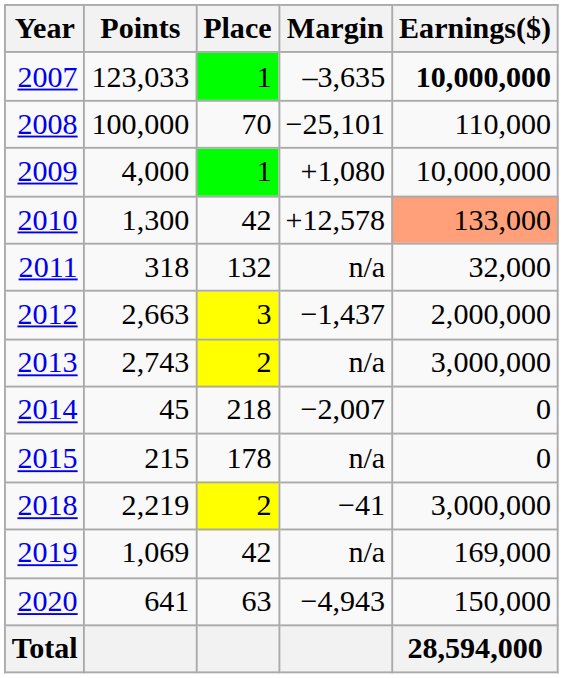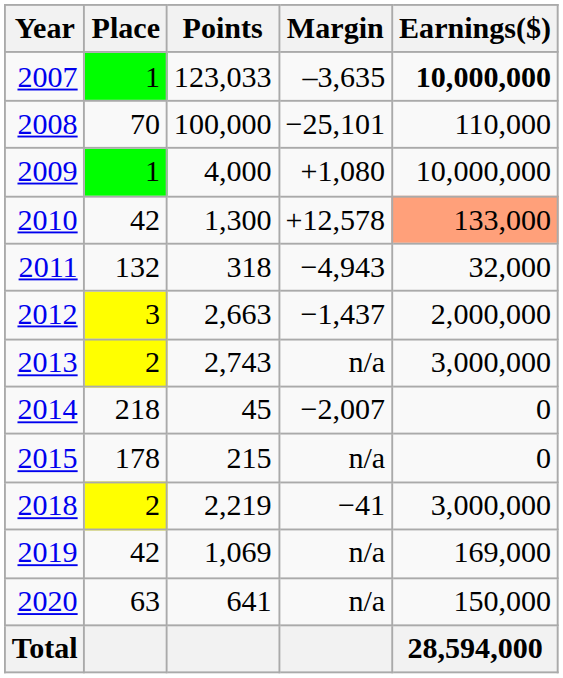columns swapped: (237, 28) <-> (140, 28)
(367, 266) n/a -> (343, 266) −4,943
(343, 600) −4,943 -> (367, 600) n/a
